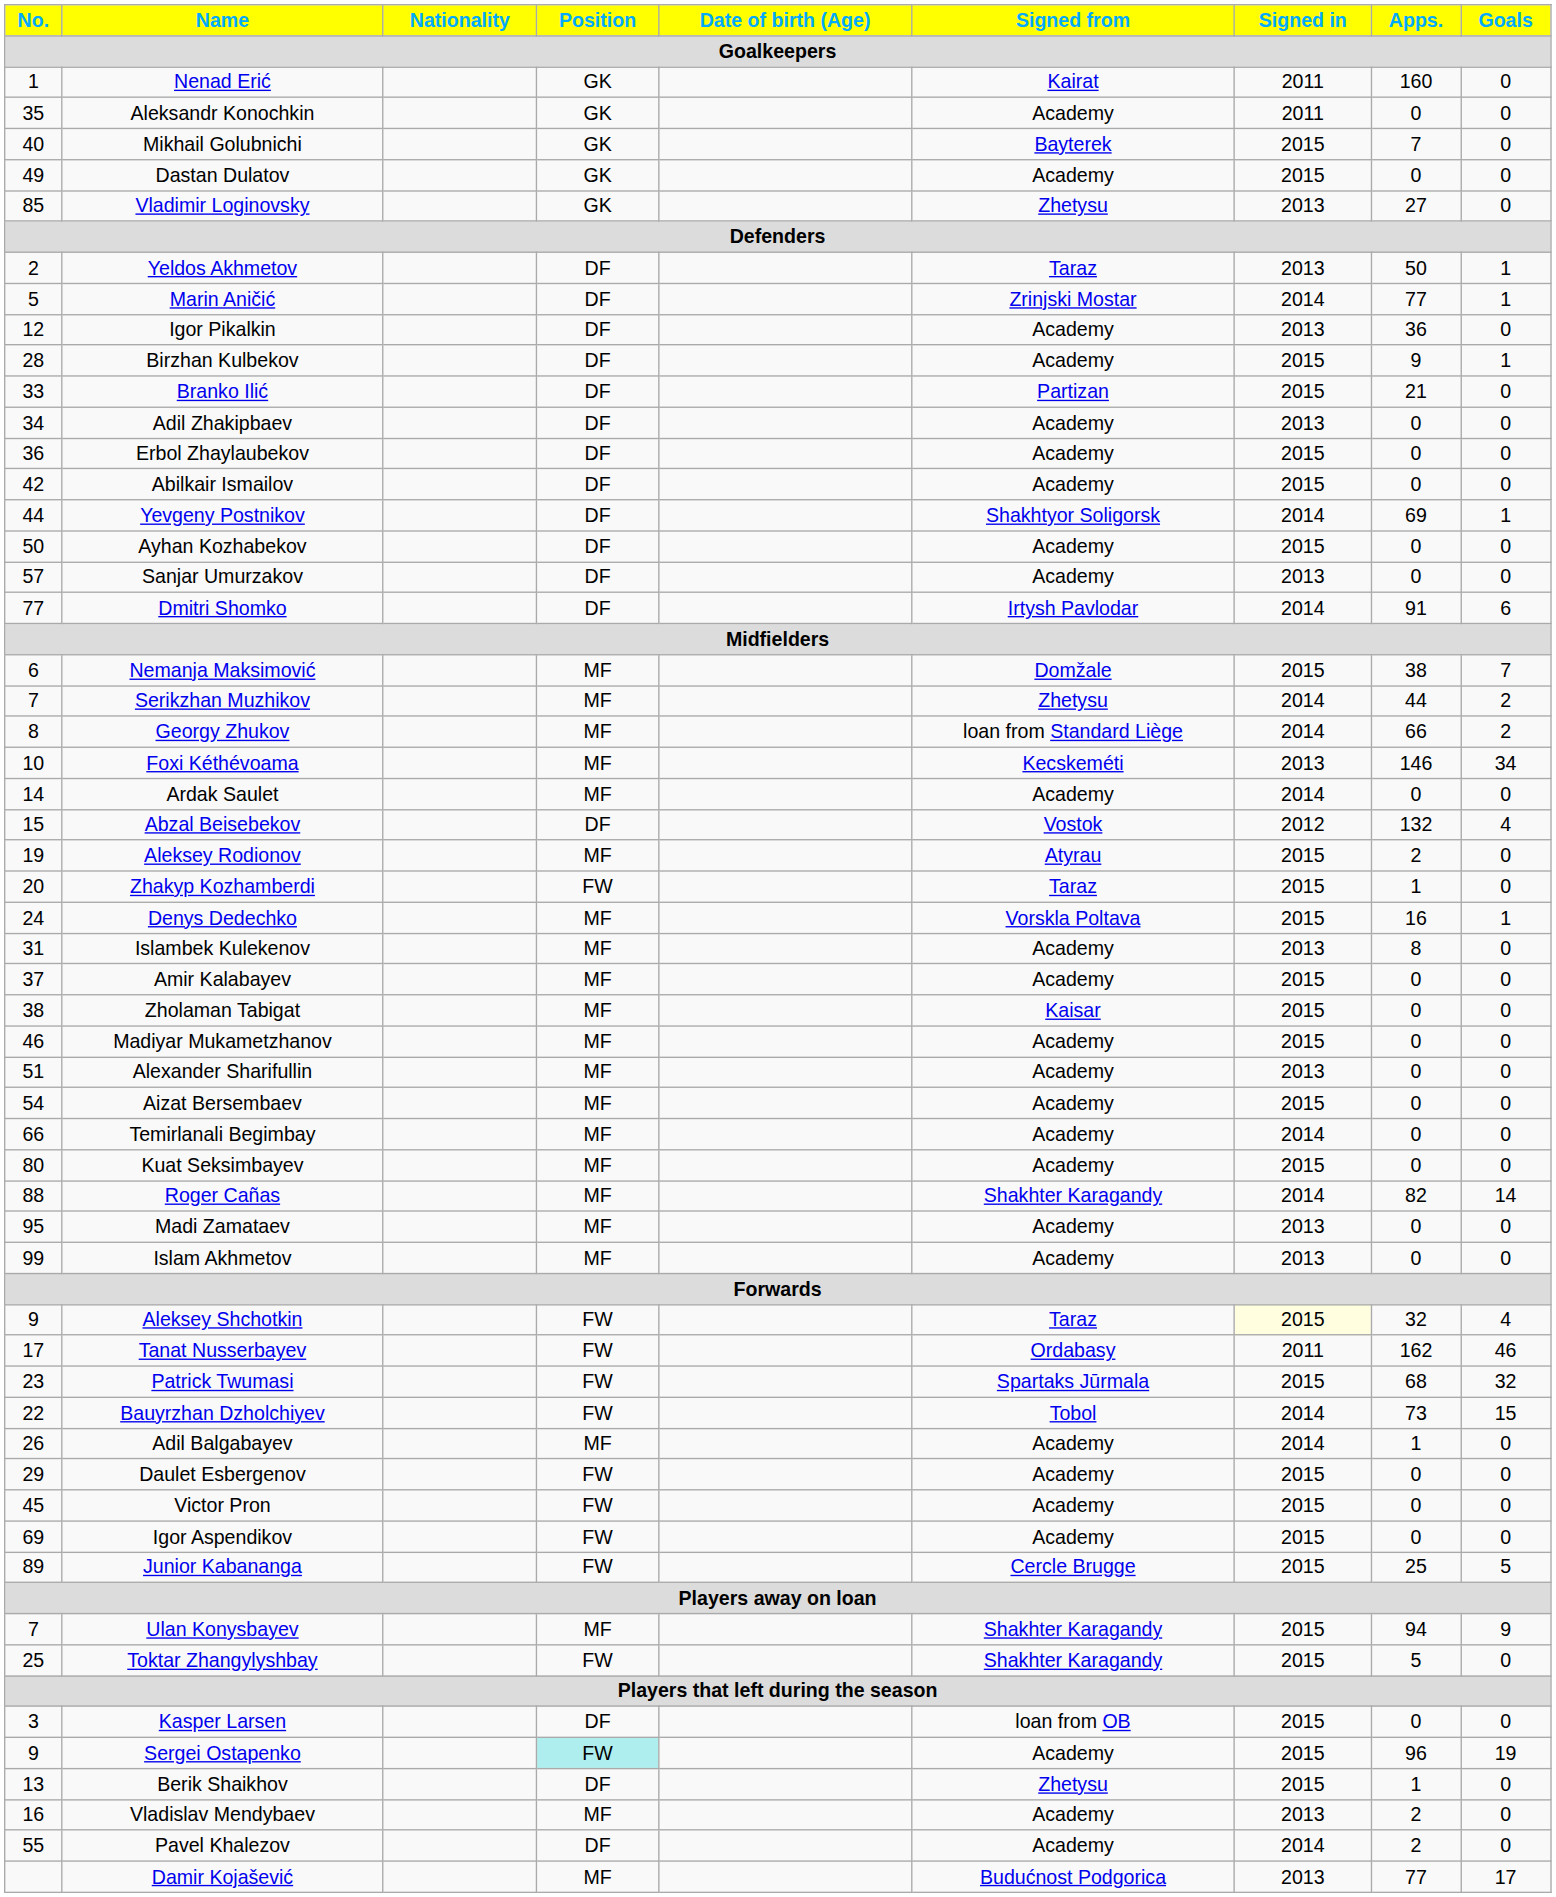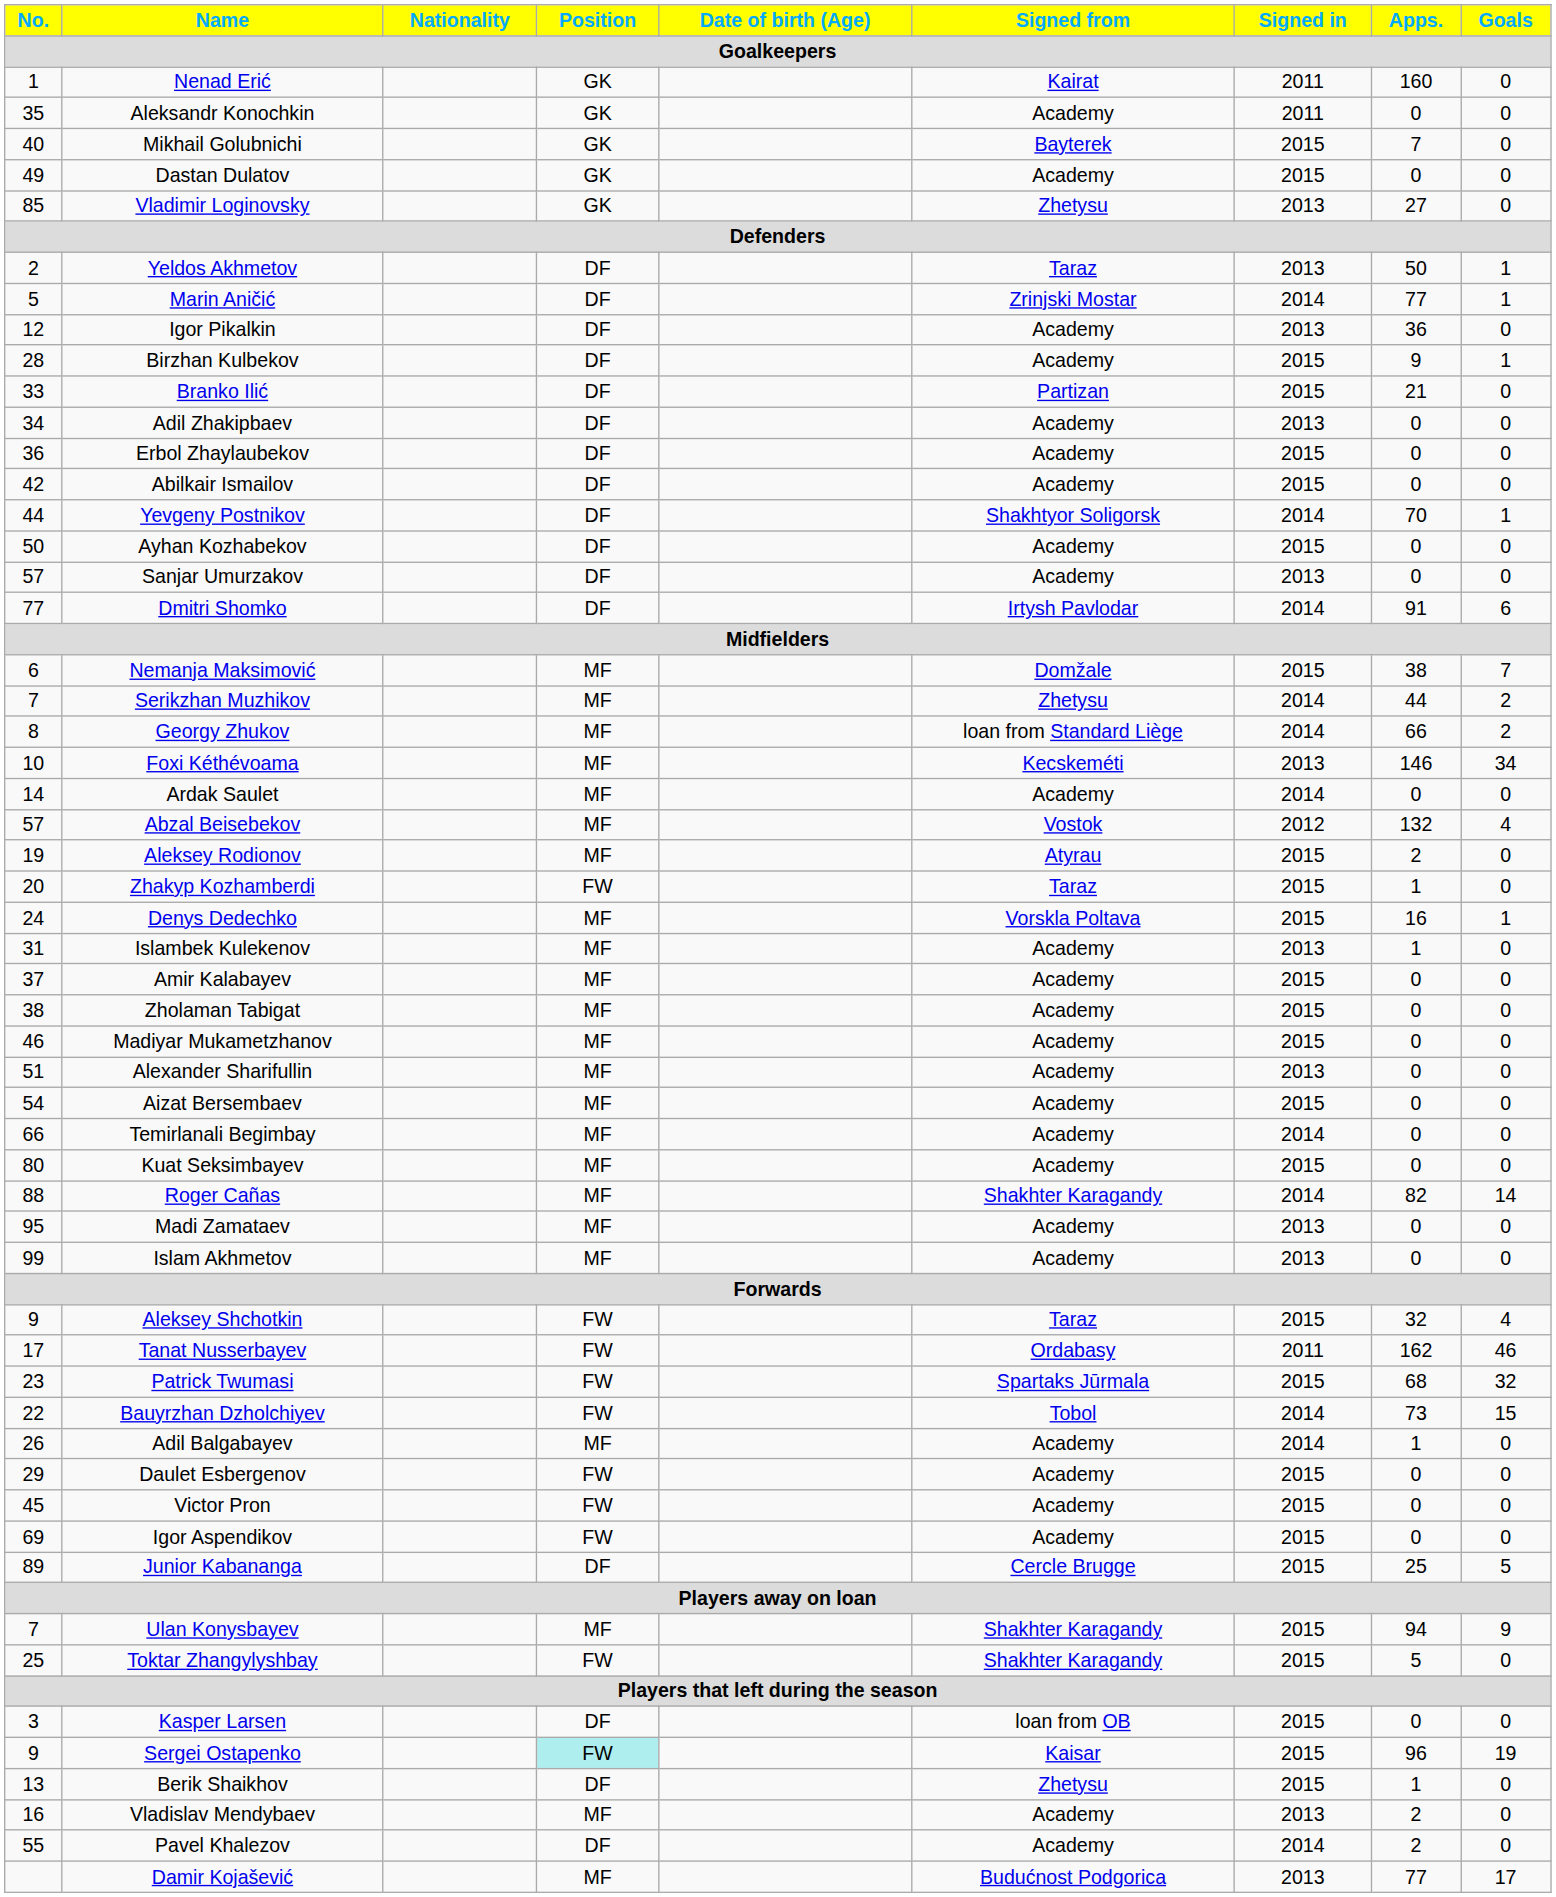(1416, 516) 69 -> (1416, 516) 70
(33, 825) 15 -> (33, 825) 57
(598, 825) DF -> (598, 825) MF
(1416, 949) 8 -> (1416, 949) 1
(1073, 1011) Kaisar -> (1073, 1011) Academy
(1303, 1320) lightyellow background -> (1303, 1320) no background
(598, 1568) FW -> (598, 1568) DF
(1073, 1753) Academy -> (1073, 1753) Kaisar
